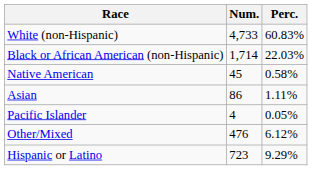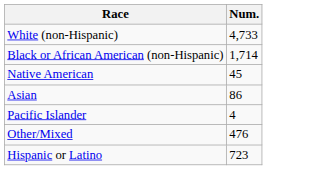- column: (285, 14)
